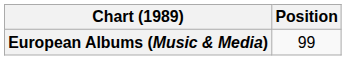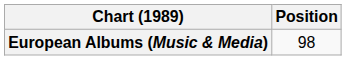(307, 42) 99 -> (307, 42) 98
